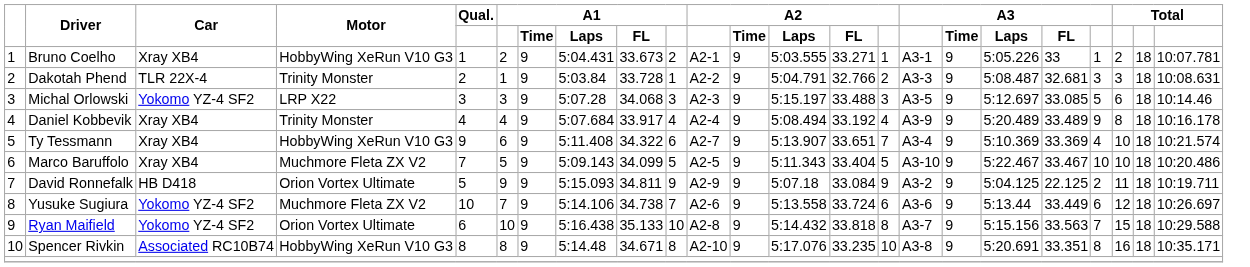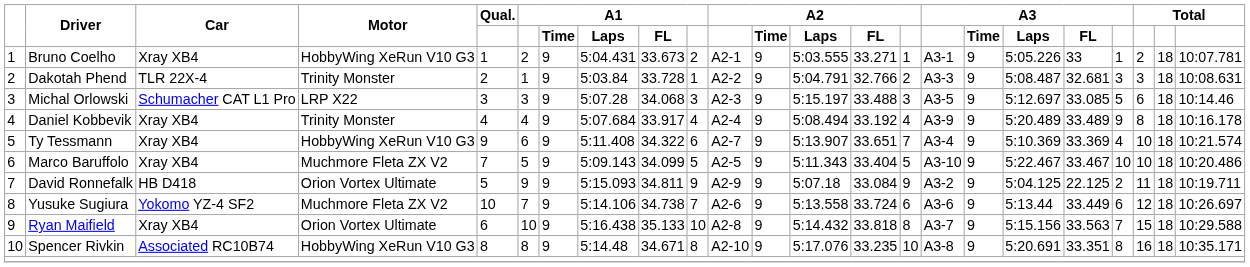(196, 99) Yokomo YZ-4 SF2 -> (217, 99) Schumacher CAT L1 Pro
(196, 225) Yokomo YZ-4 SF2 -> (168, 225) Xray XB4
